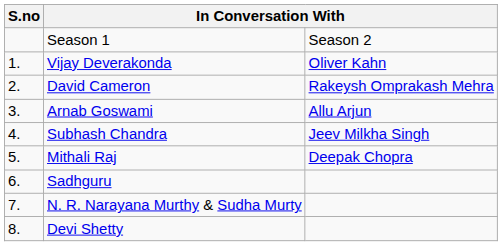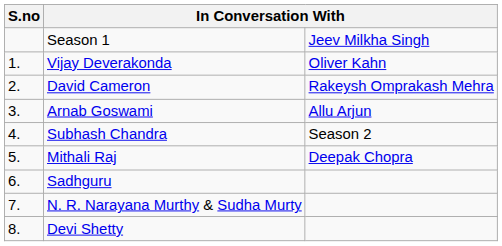(340, 39) Season 2 -> (369, 39) Jeev Milkha Singh
(369, 134) Jeev Milkha Singh -> (340, 134) Season 2
